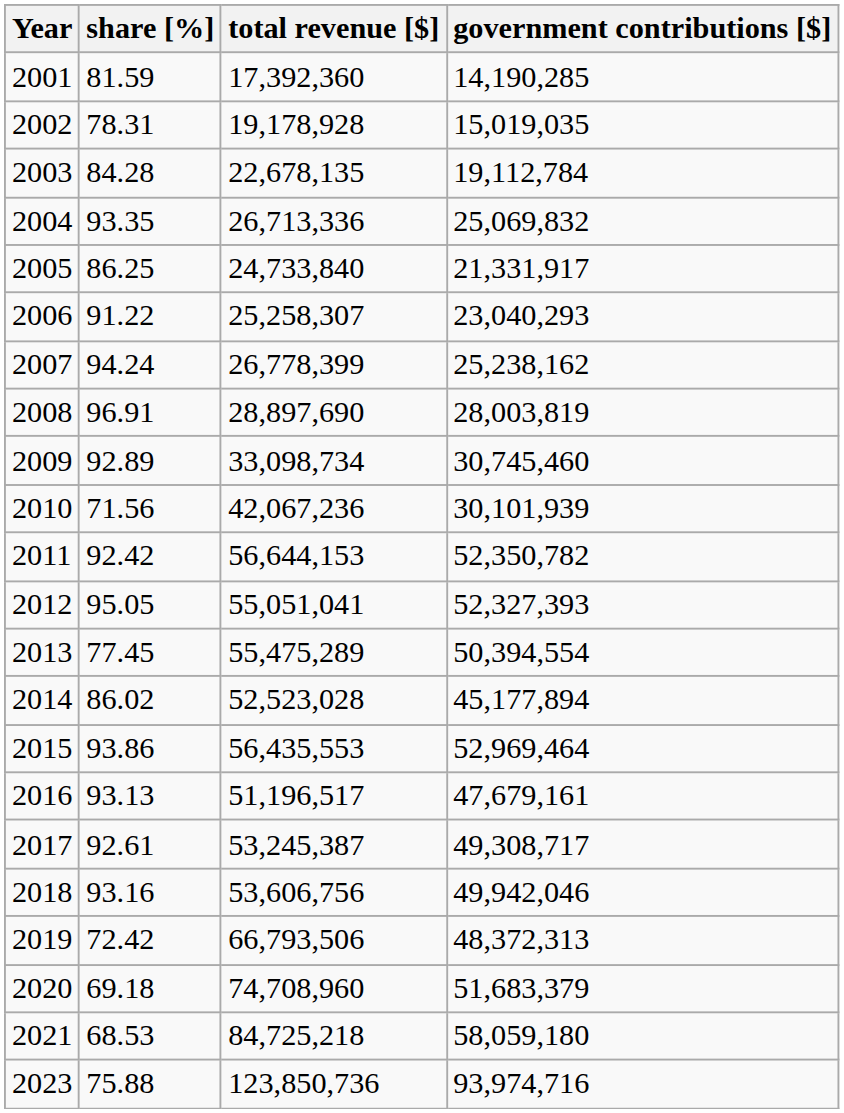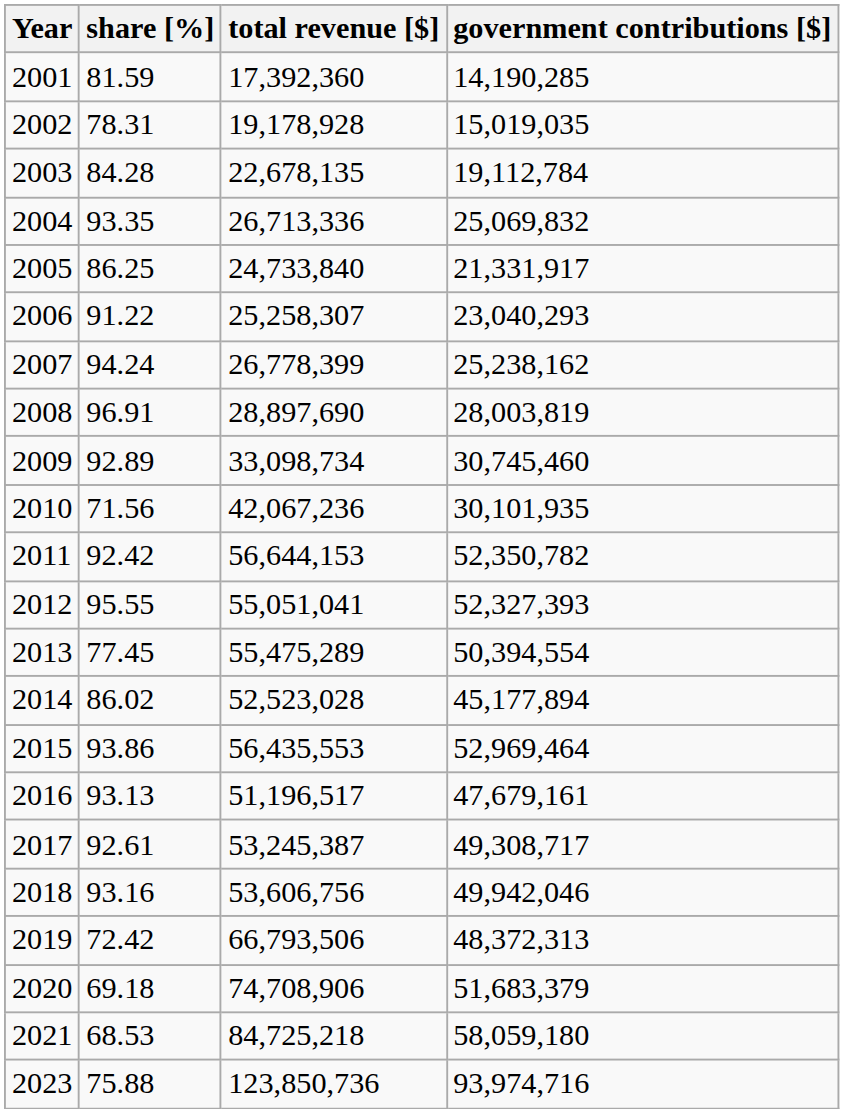(521, 508) 30,101,939 -> (521, 508) 30,101,935
(120, 603) 95.05 -> (120, 603) 95.55
(296, 987) 74,708,960 -> (296, 987) 74,708,906
